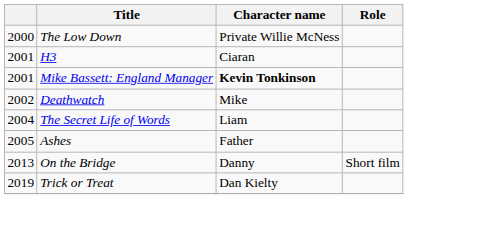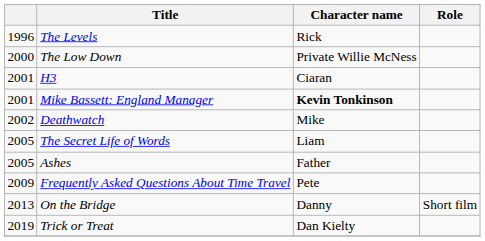+ row: (69, 36)
(21, 120) 2004 -> (21, 141) 2005
+ row: (165, 183)
